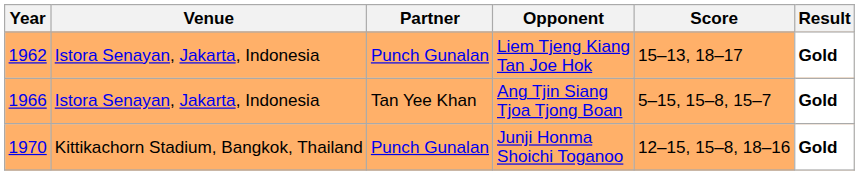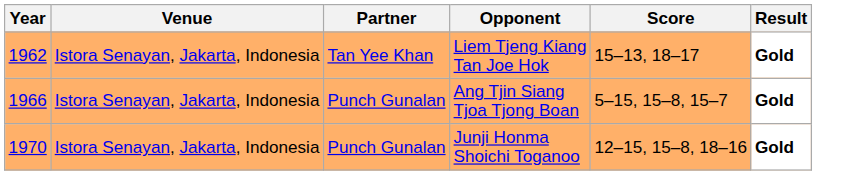(430, 55) Punch Gunalan -> (380, 55) Tan Yee Khan
(424, 101) Tan Yee Khan -> (387, 101) Punch Gunalan
(209, 147) Kittikachorn Stadium, Bangkok, Thailand -> (187, 147) Istora Senayan, Jakarta, Indonesia
